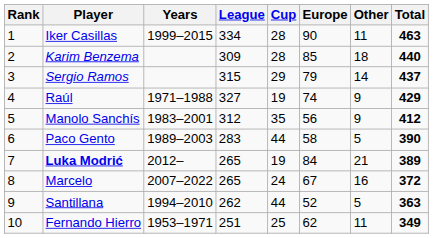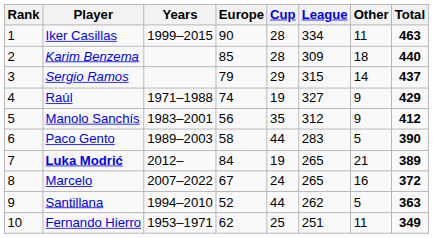columns swapped: (242, 14) <-> (325, 14)
